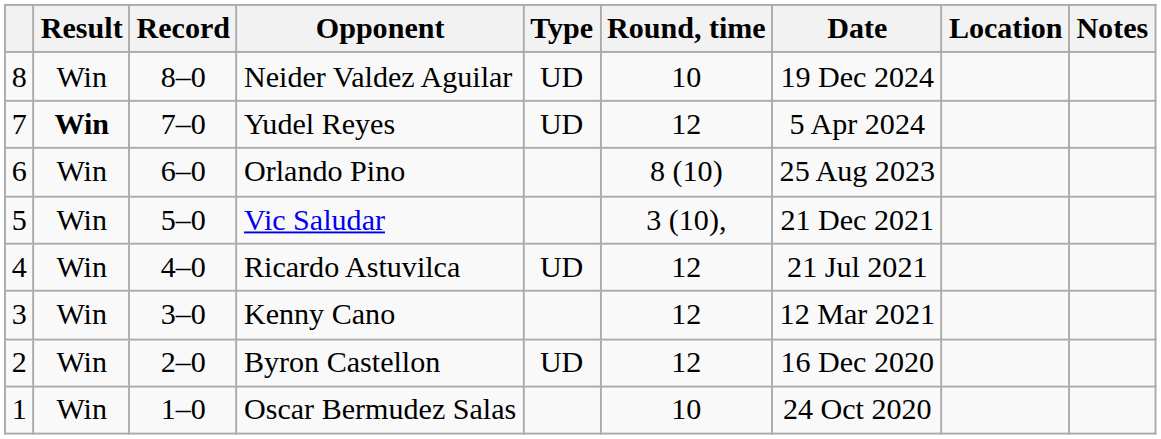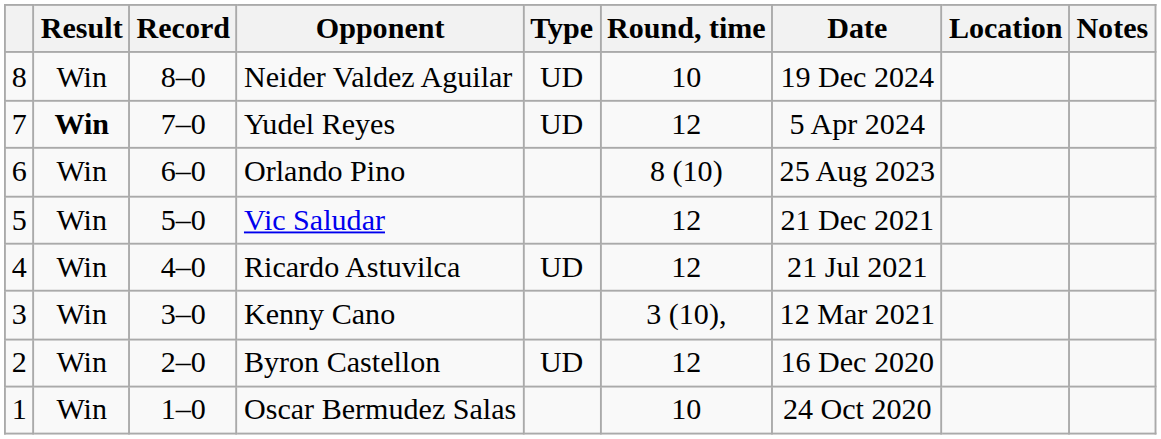(686, 219) 3 (10), -> (686, 219) 12
(686, 314) 12 -> (686, 314) 3 (10),
